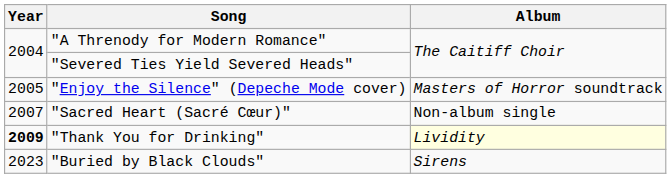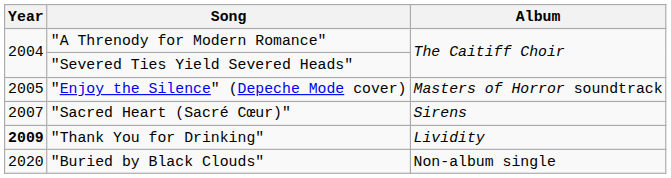(485, 113) Non-album single -> (440, 113) Sirens
(449, 137) lightyellow background -> (449, 137) no background
(26, 162) 2023 -> (26, 162) 2020
(440, 162) Sirens -> (485, 162) Non-album single
